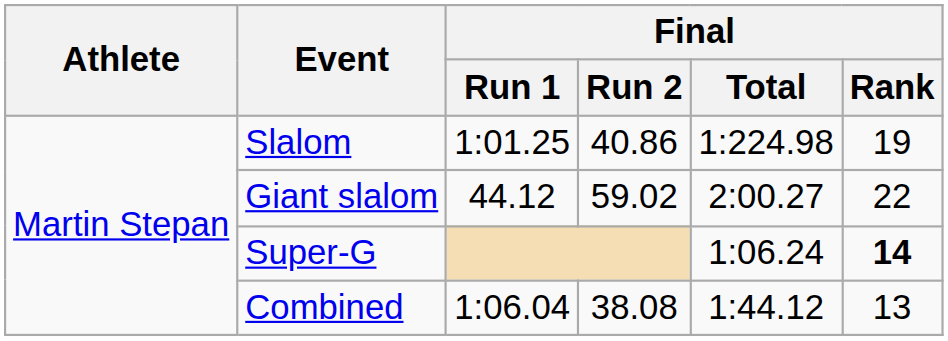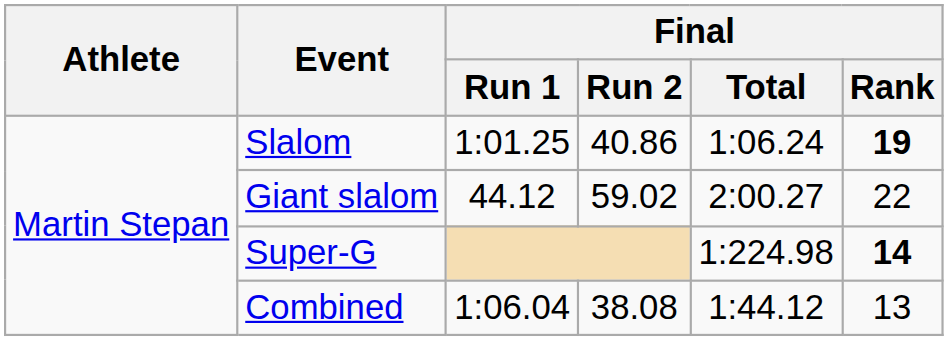(766, 142) 1:224.98 -> (766, 142) 1:06.24
(892, 142) normal -> (892, 142) bold
(766, 252) 1:06.24 -> (766, 252) 1:224.98
